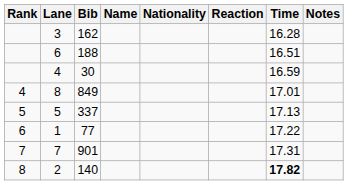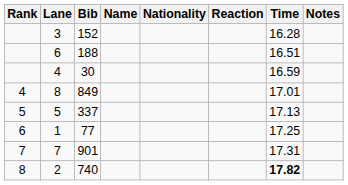(88, 33) 162 -> (88, 33) 152
(285, 131) 17.22 -> (285, 131) 17.25
(88, 170) 140 -> (88, 170) 740
